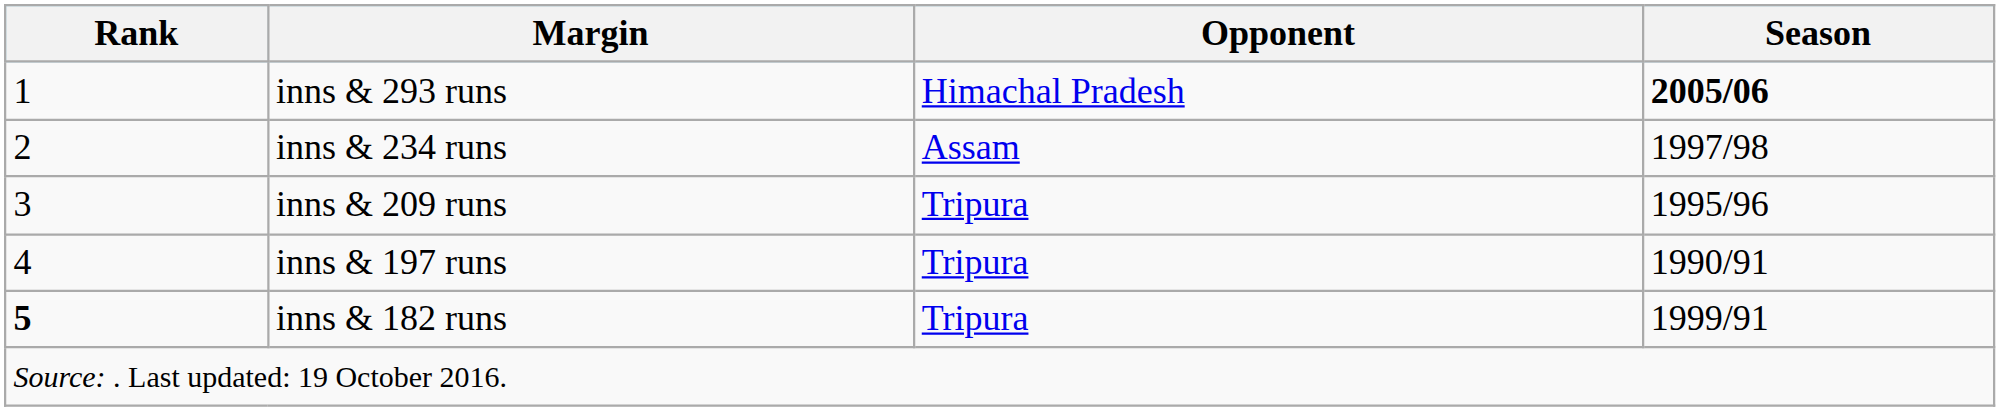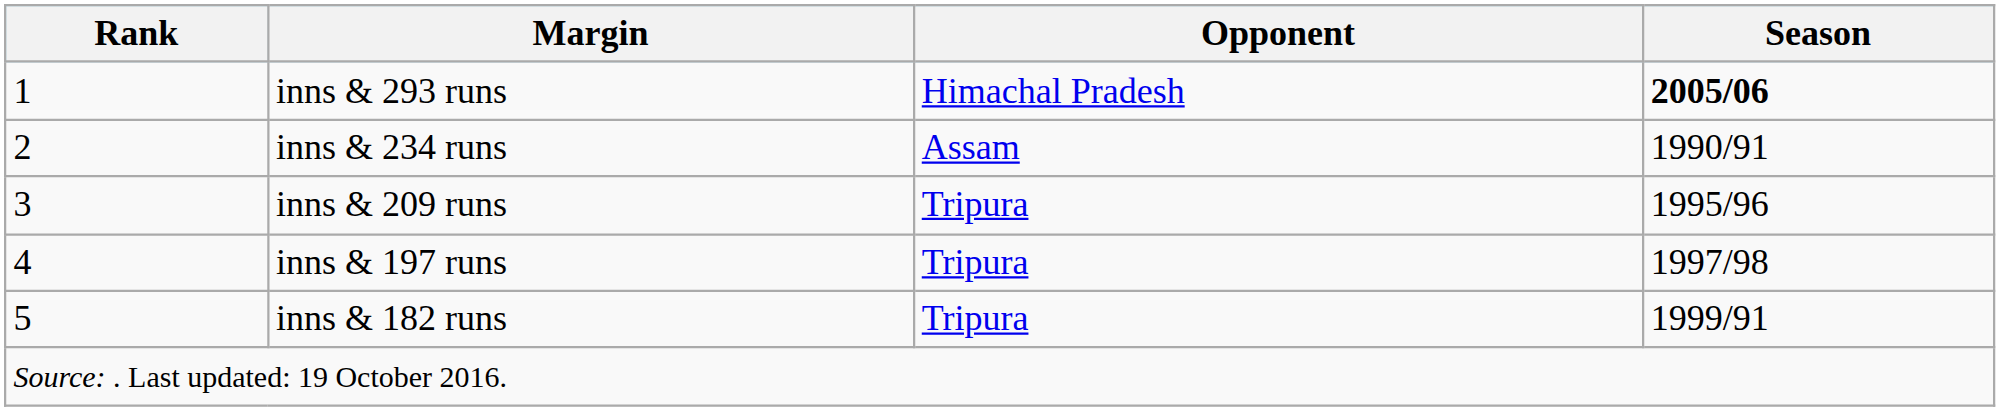(1710, 147) 1997/98 -> (1710, 147) 1990/91
(1710, 261) 1990/91 -> (1710, 261) 1997/98
(22, 318) bold -> (22, 318) normal
